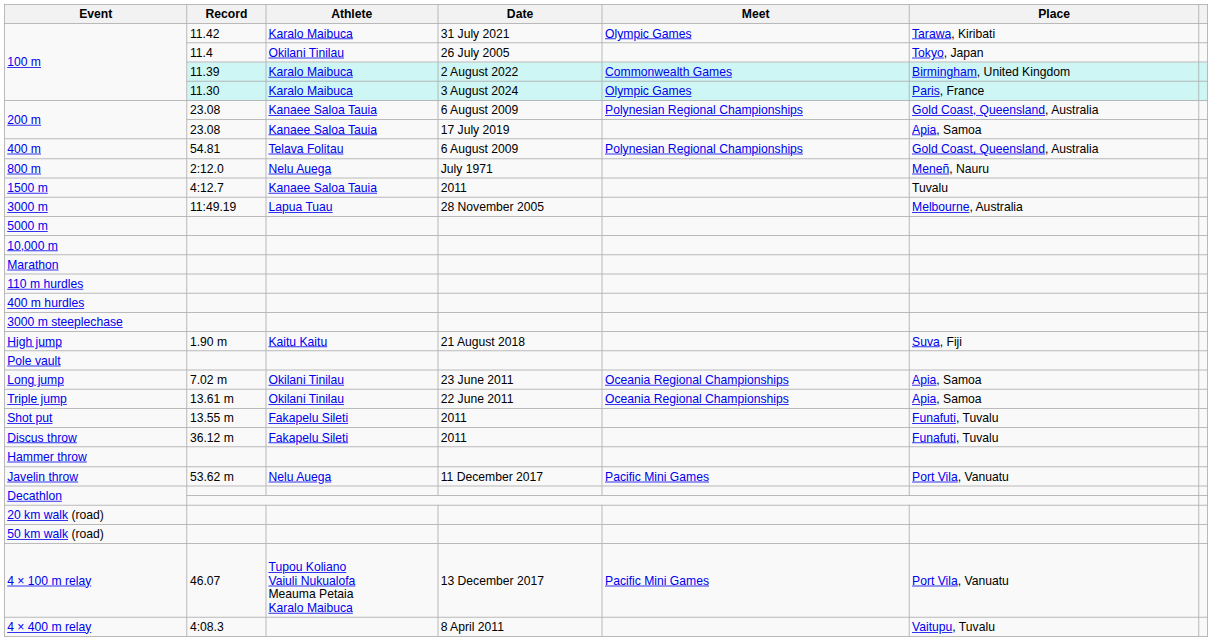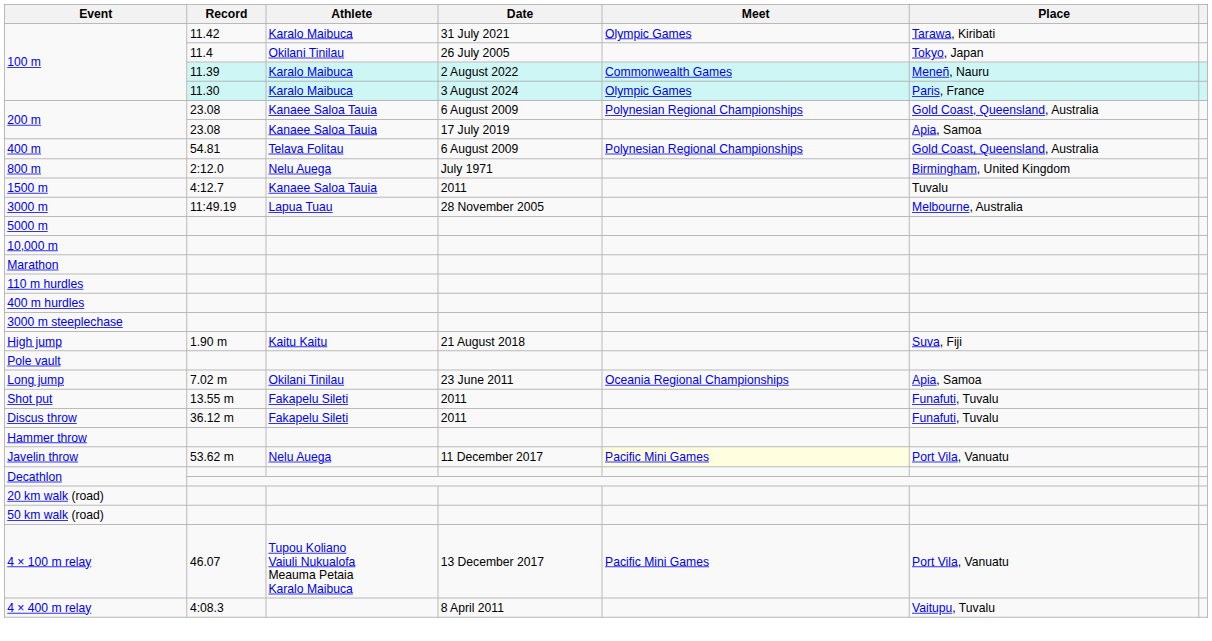(991, 72) Birmingham, United Kingdom -> (951, 72) Meneñ, Nauru
(951, 168) Meneñ, Nauru -> (991, 168) Birmingham, United Kingdom
- row: (37, 399)
(657, 476) no background -> (657, 457) lightyellow background
